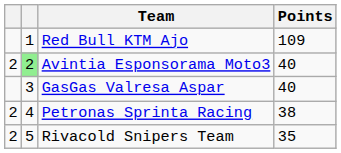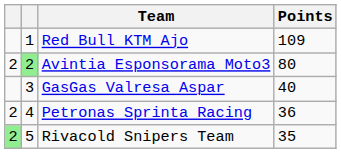(287, 65) 40 -> (287, 65) 80
(287, 113) 38 -> (287, 113) 36
(13, 137) no background -> (13, 137) lightgreen background
